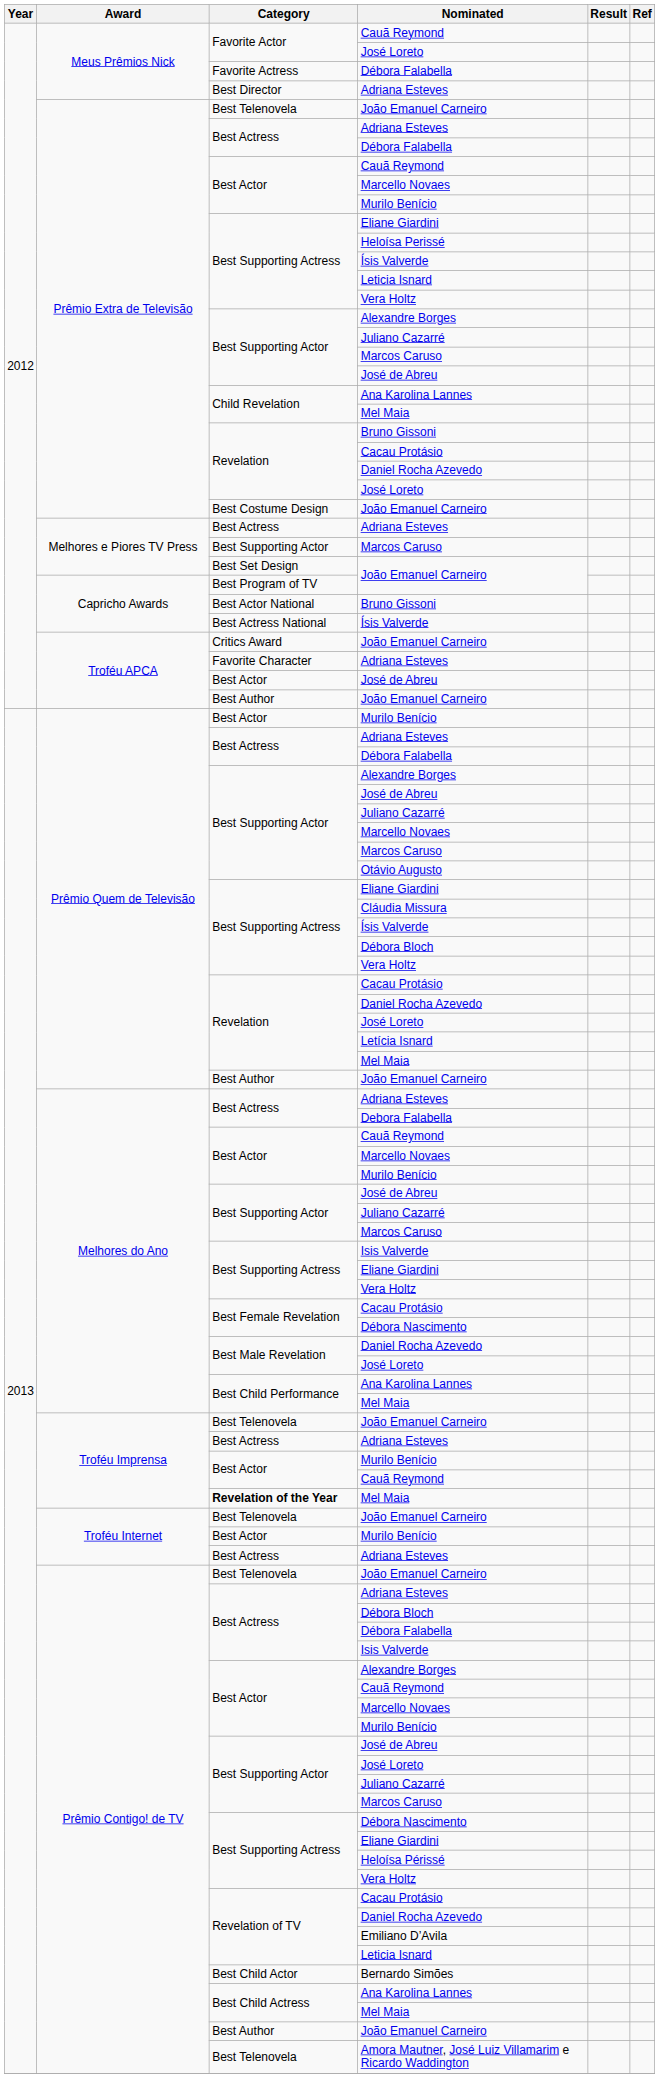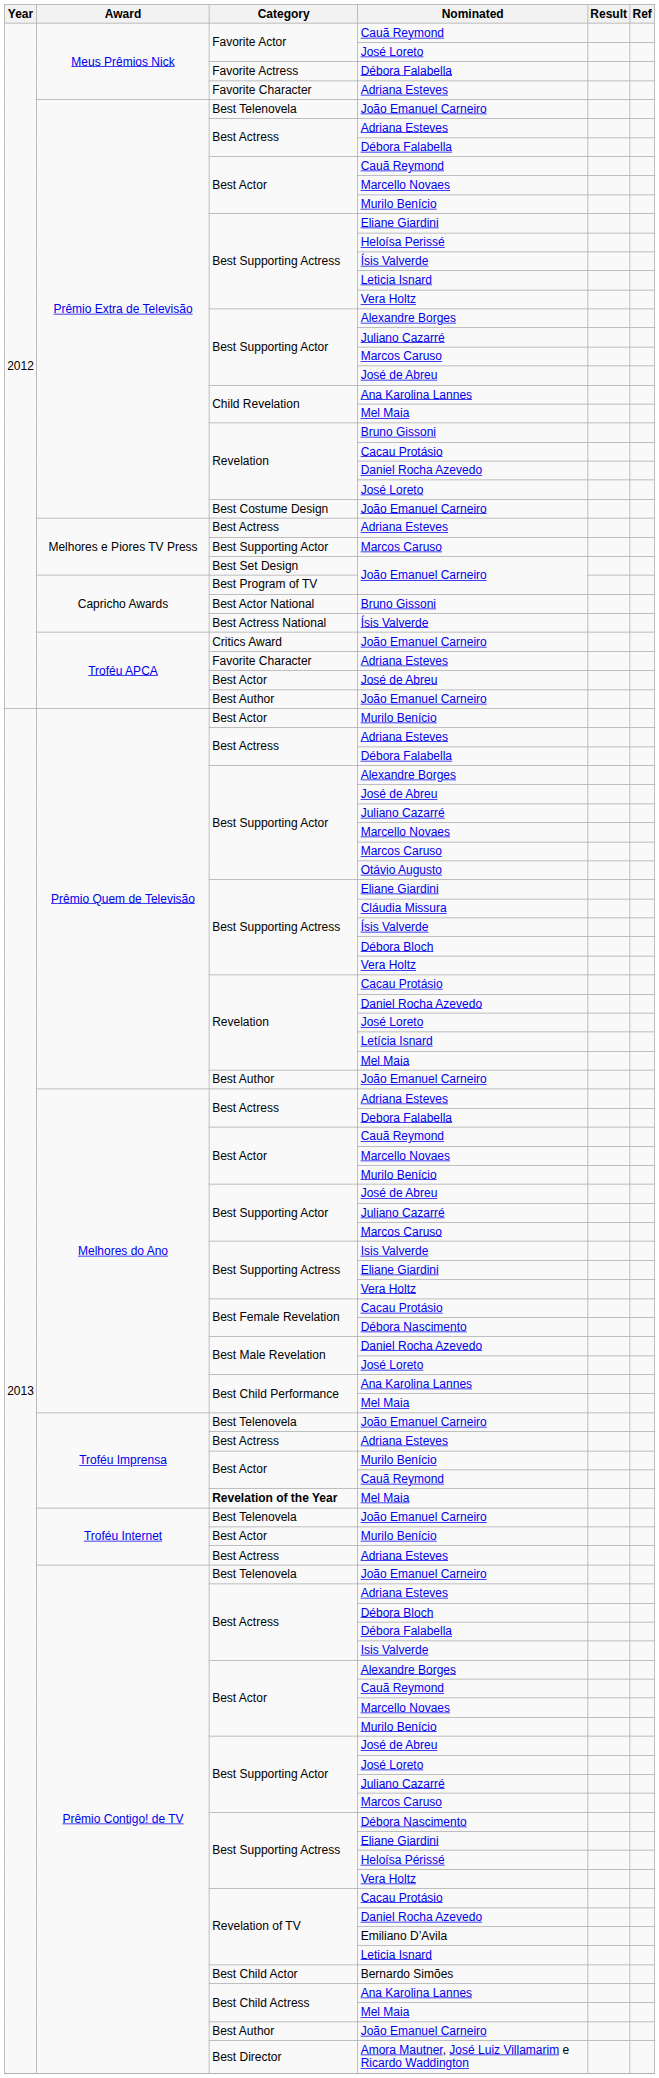(247, 90) Best Director -> (262, 90) Favorite Character
(254, 2057) Best Telenovela -> (247, 2057) Best Director
